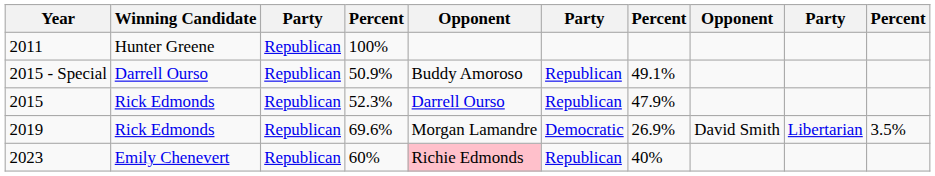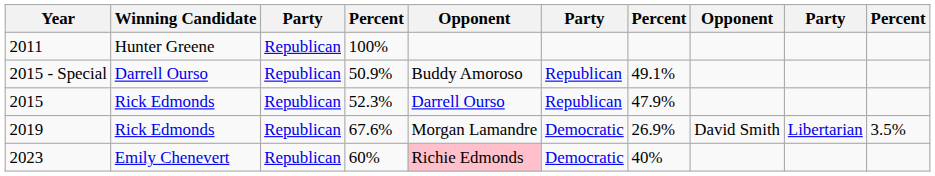(371, 129) 69.6% -> (371, 129) 67.6%
(583, 157) Republican -> (584, 157) Democratic
